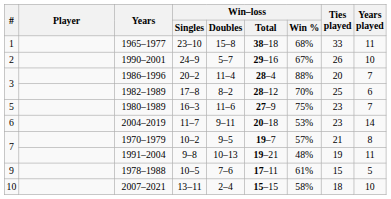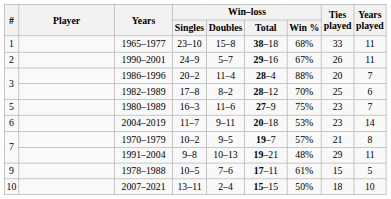(370, 59) 10 -> (370, 59) 11
(338, 154) 19 -> (338, 154) 29
(304, 186) 58% -> (304, 186) 50%
